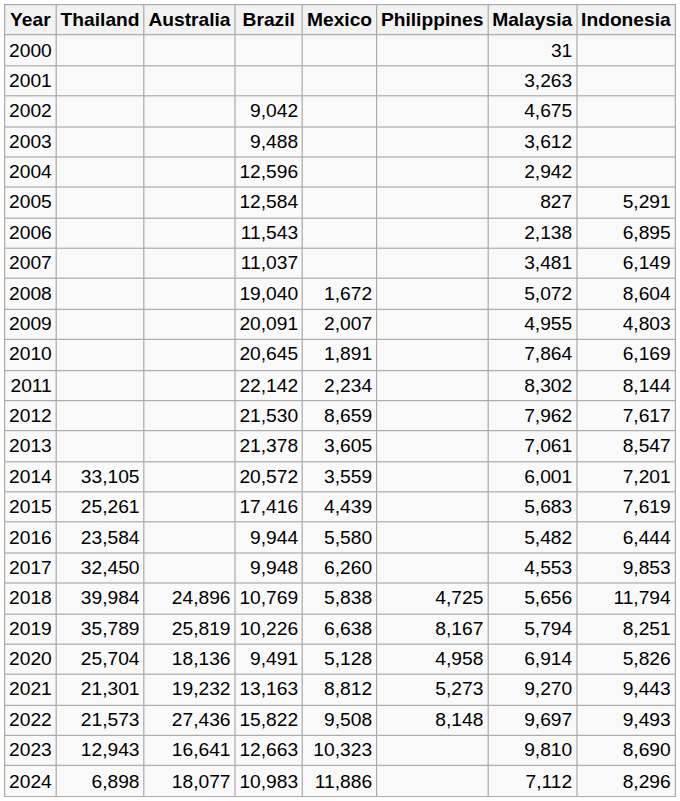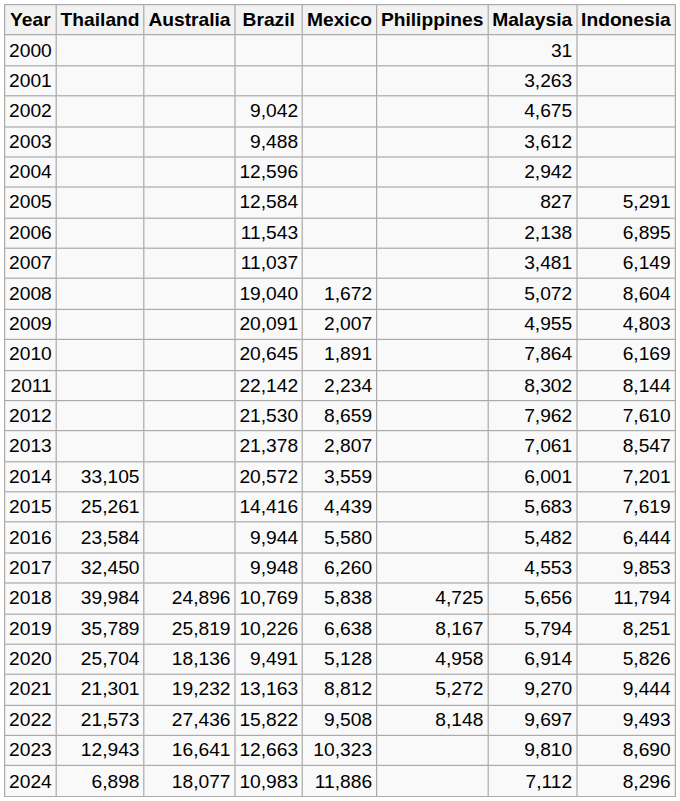(647, 415) 7,617 -> (647, 415) 7,610
(348, 446) 3,605 -> (348, 446) 2,807
(269, 506) 17,416 -> (269, 506) 14,416
(459, 689) 5,273 -> (459, 689) 5,272
(647, 689) 9,443 -> (647, 689) 9,444
